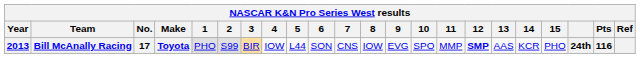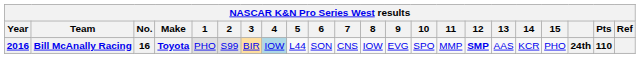(18, 45) 2013 -> (18, 45) 2016
(145, 45) 17 -> (145, 45) 16
(274, 45) no background -> (274, 45) lightblue background
(604, 45) 116 -> (604, 45) 110
